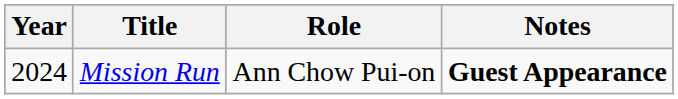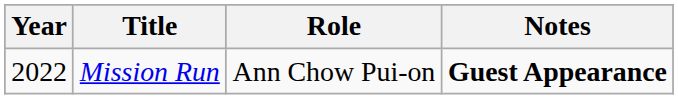(39, 70) 2024 -> (39, 70) 2022
